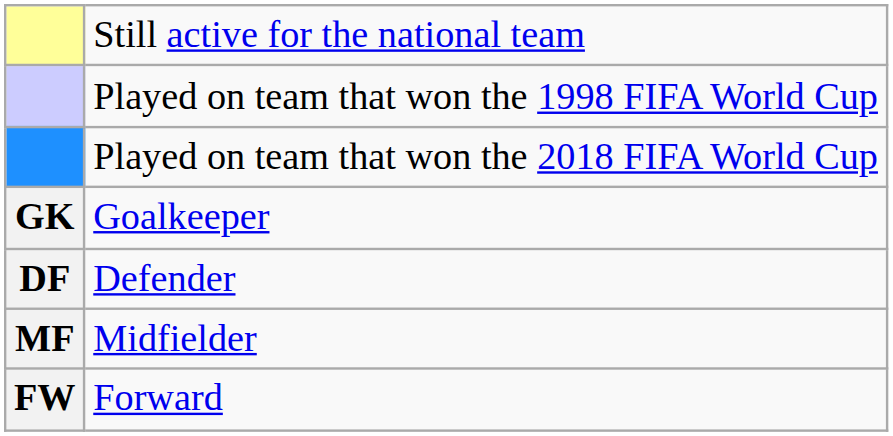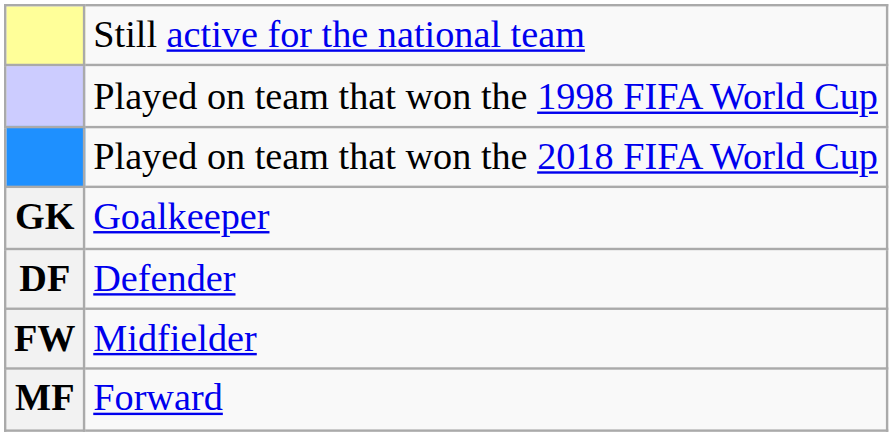(45, 338) MF -> (45, 338) FW
(45, 398) FW -> (45, 398) MF
